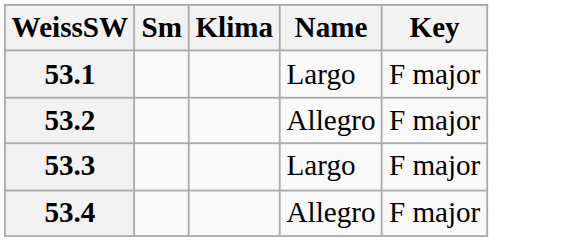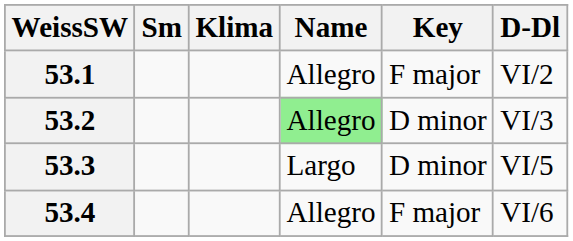+ column: (530, 27)
(321, 73) Largo -> (331, 73) Allegro
(331, 119) no background -> (331, 119) lightgreen background
(435, 119) F major -> (438, 119) D minor
(435, 166) F major -> (438, 166) D minor
